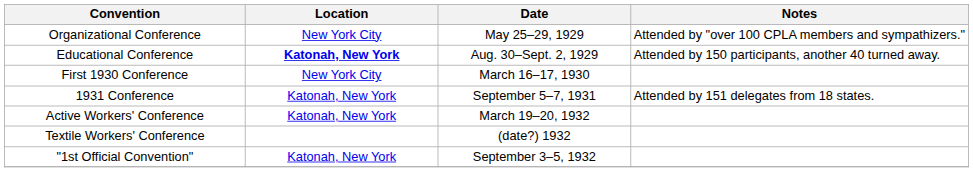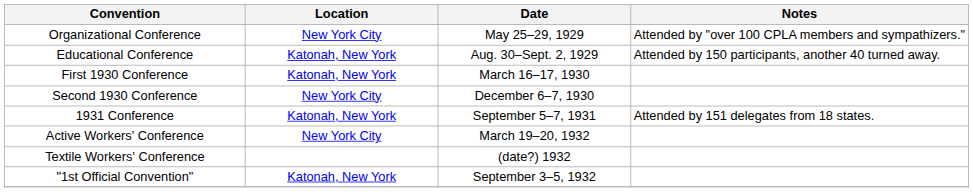(342, 55) bold -> (342, 55) normal
(342, 75) New York City -> (342, 75) Katonah, New York
+ row: (125, 95)
(342, 116) Katonah, New York -> (342, 136) New York City
